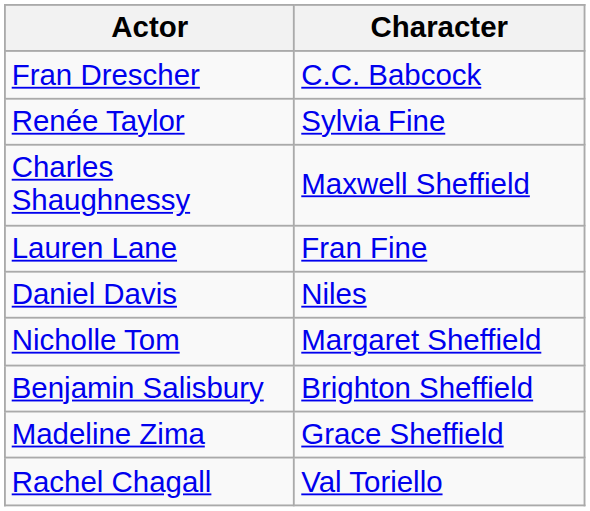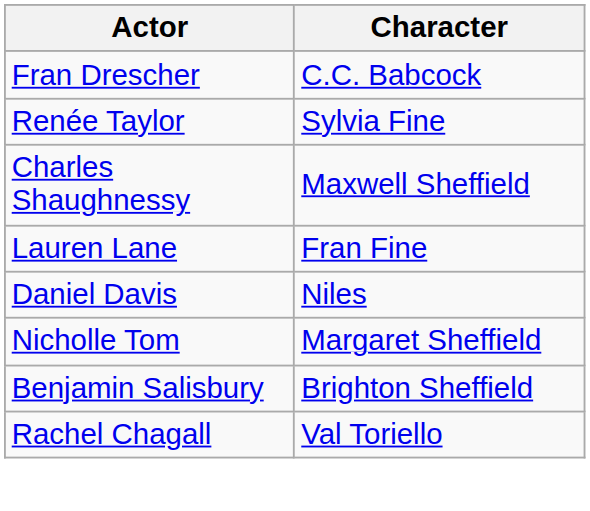- row: (108, 434)
